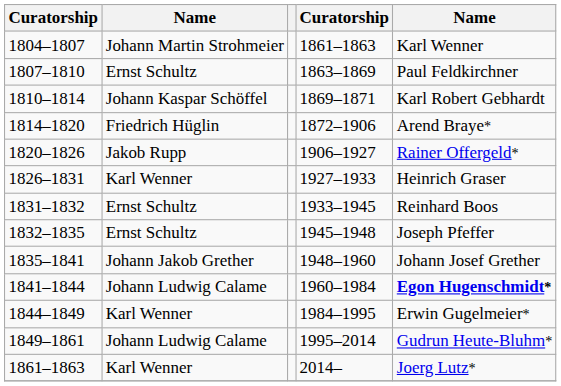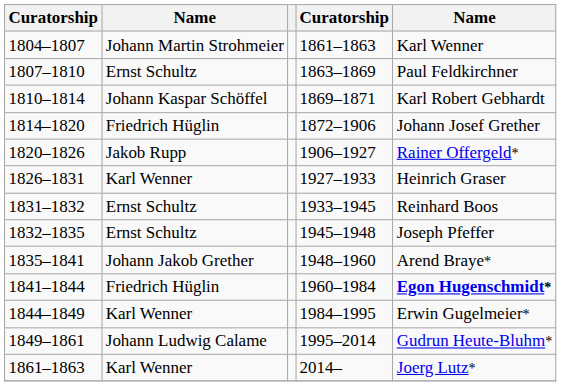(444, 125) Arend Braye* -> (468, 125) Johann Josef Grether
(468, 260) Johann Josef Grether -> (444, 260) Arend Braye*
(186, 286) Johann Ludwig Calame -> (163, 286) Friedrich Hüglin
